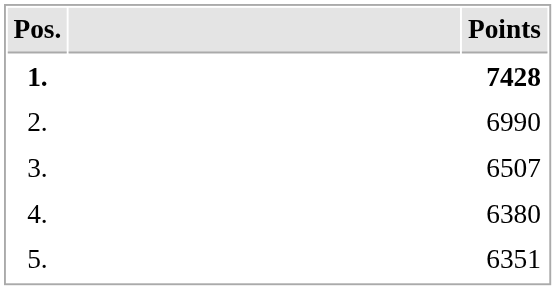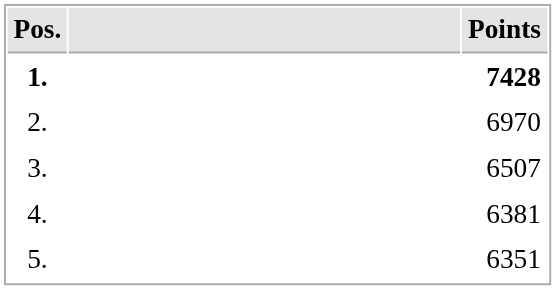(514, 122) 6990 -> (514, 122) 6970
(514, 213) 6380 -> (514, 213) 6381
